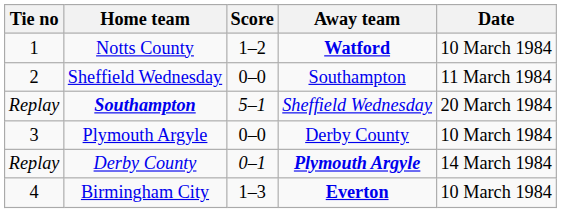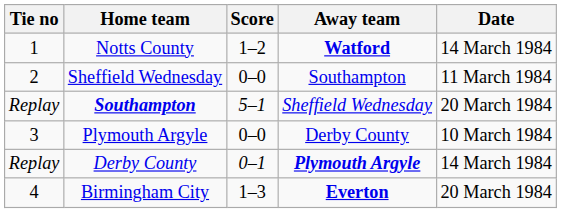(496, 47) 10 March 1984 -> (496, 47) 14 March 1984
(496, 192) 10 March 1984 -> (496, 192) 20 March 1984
